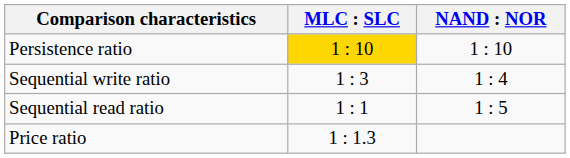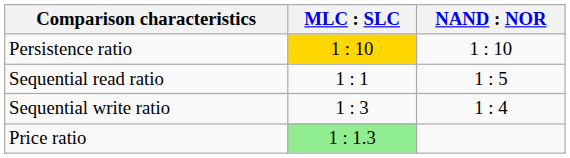rows swapped: (90, 78) <-> (86, 108)
(352, 138) no background -> (352, 138) lightgreen background
